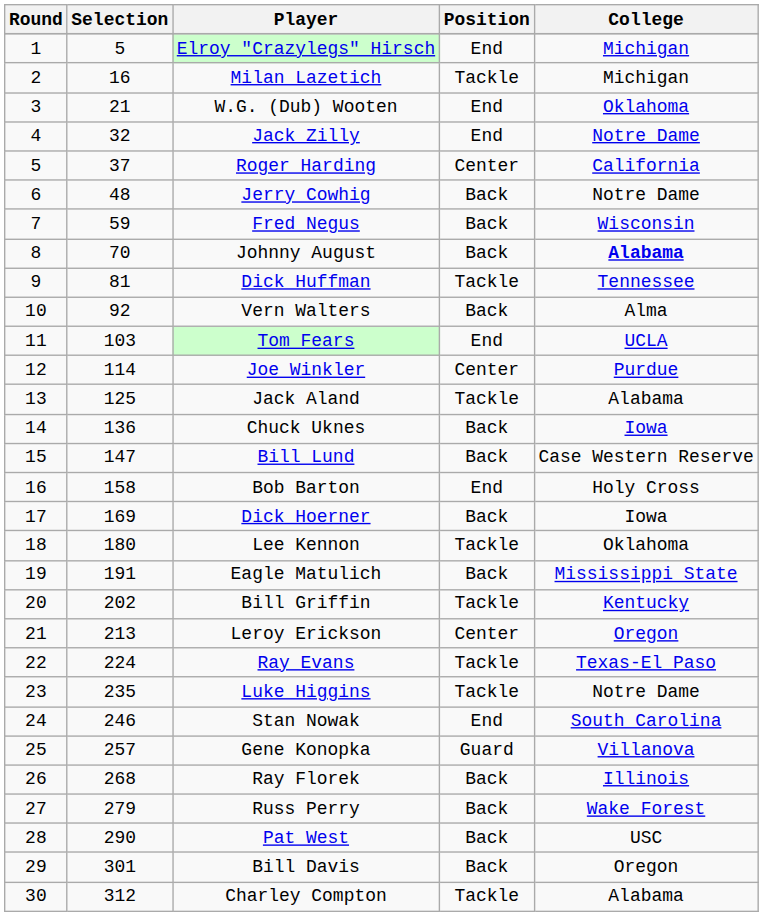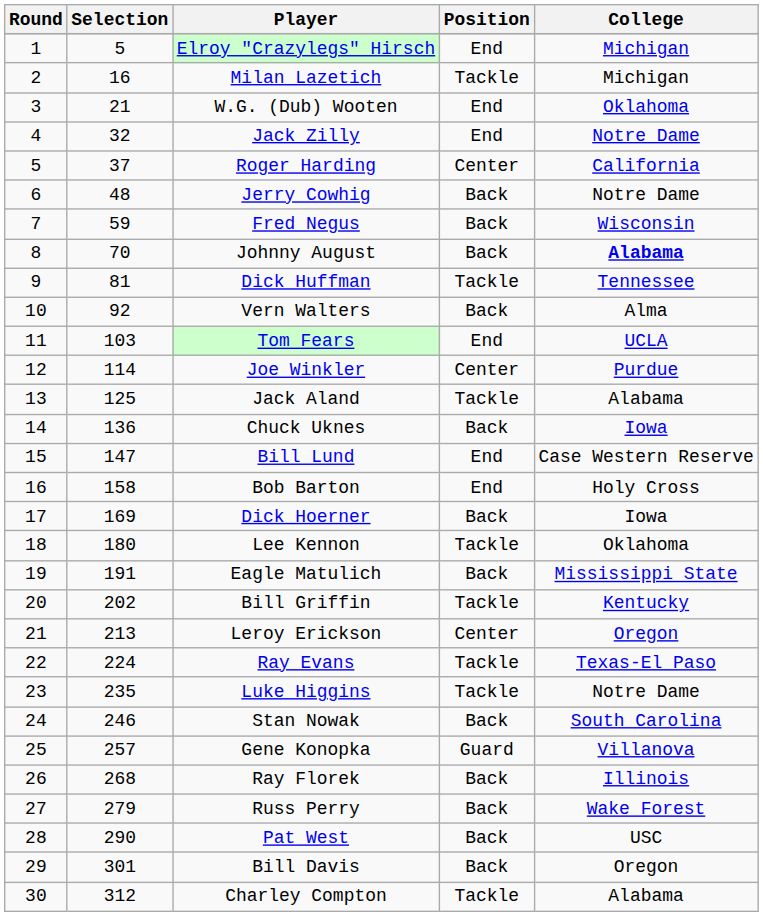(487, 458) Back -> (487, 458) End
(487, 721) End -> (487, 721) Back
